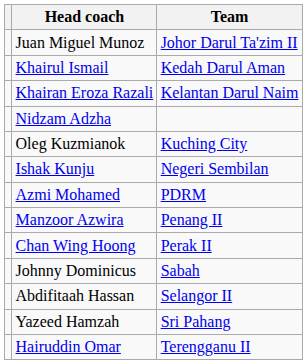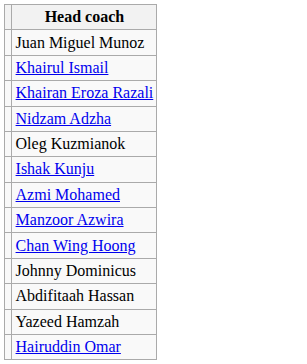- column: (230, 17)
